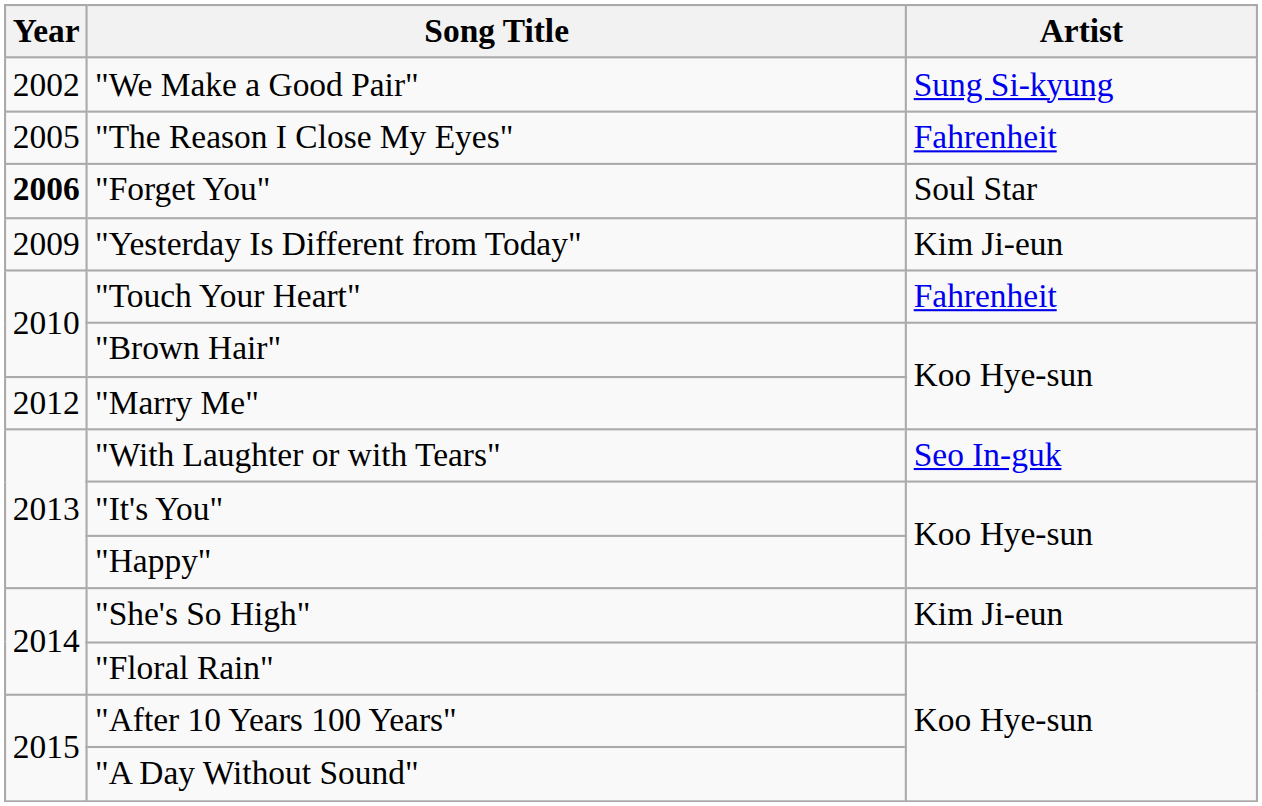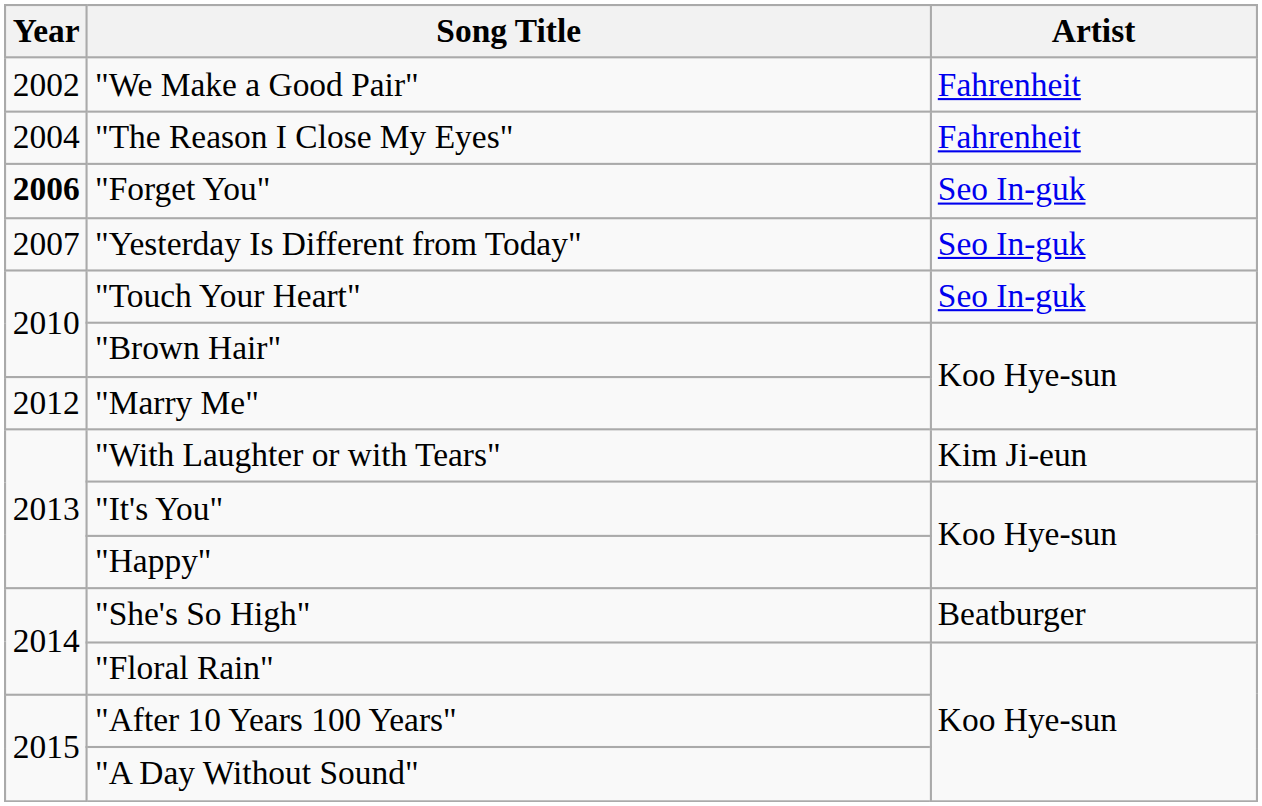(1014, 84) Sung Si-kyung -> (1009, 84) Fahrenheit
(46, 137) 2005 -> (46, 137) 2004
(975, 190) Soul Star -> (1012, 190) Seo In-guk
(46, 243) 2009 -> (46, 243) 2007
(988, 243) Kim Ji-eun -> (1012, 243) Seo In-guk
(985, 296) Fahrenheit -> (1012, 296) Seo In-guk
(988, 455) Seo In-guk -> (1013, 455) Kim Ji-eun
(988, 614) Kim Ji-eun -> (1012, 614) Beatburger
